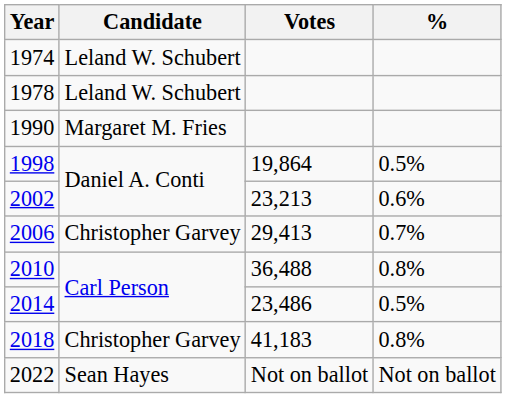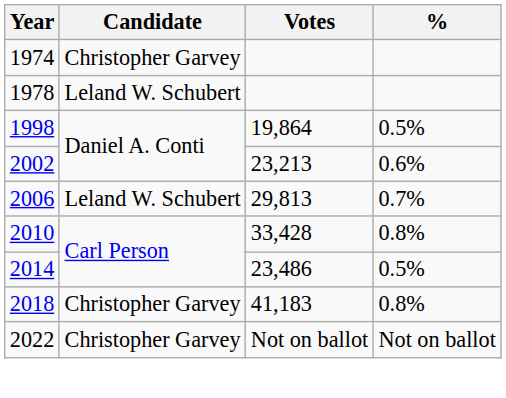(153, 57) Leland W. Schubert -> (153, 57) Christopher Garvey
- row: (32, 127)
(153, 233) Christopher Garvey -> (153, 198) Leland W. Schubert
(281, 233) 29,413 -> (281, 198) 29,813
(281, 269) 36,488 -> (281, 233) 33,428
(117, 374) Sean Hayes -> (153, 339) Christopher Garvey
